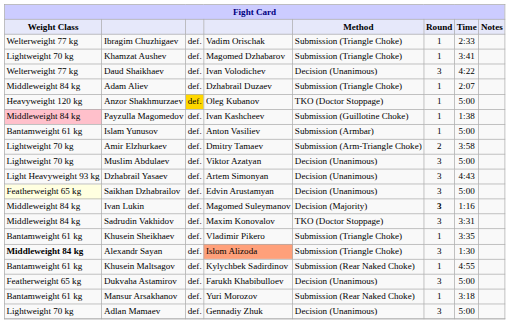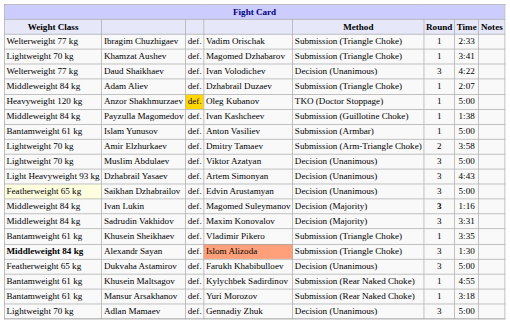(43, 116) pink background -> (43, 116) no background
(339, 221) TKO (Doctor Stoppage) -> (331, 221) Decision (Majority)
rows swapped: (140, 281) <-> (139, 266)
